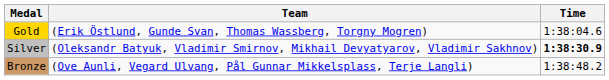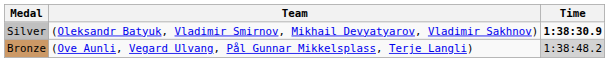- row: (26, 31)
(573, 66) no background -> (573, 48) lightgrey background
